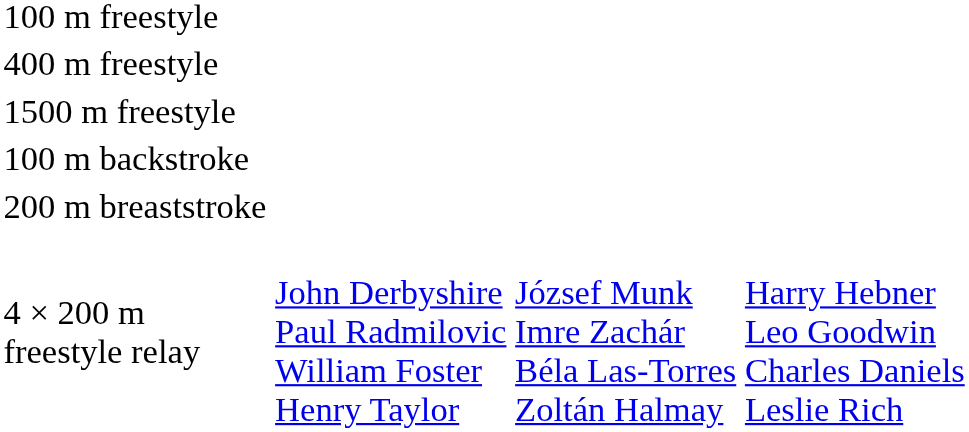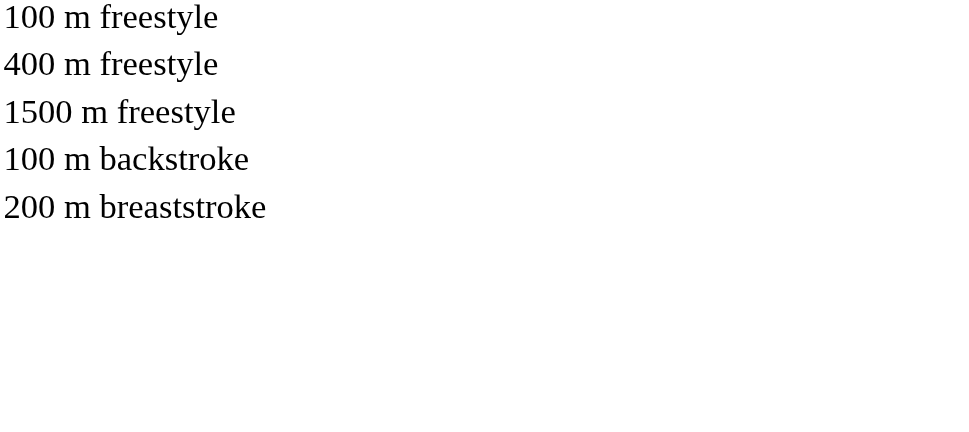- row: (102, 331)
